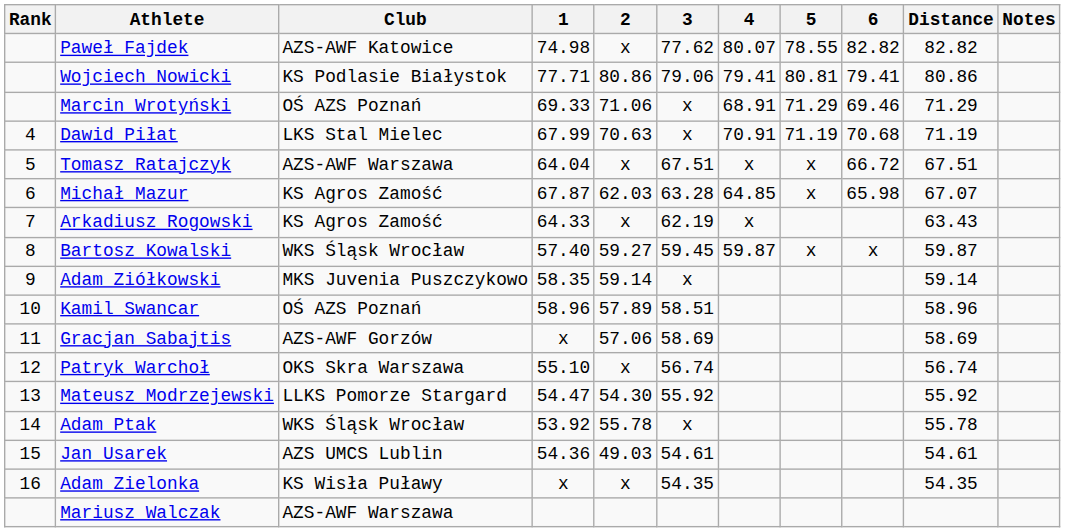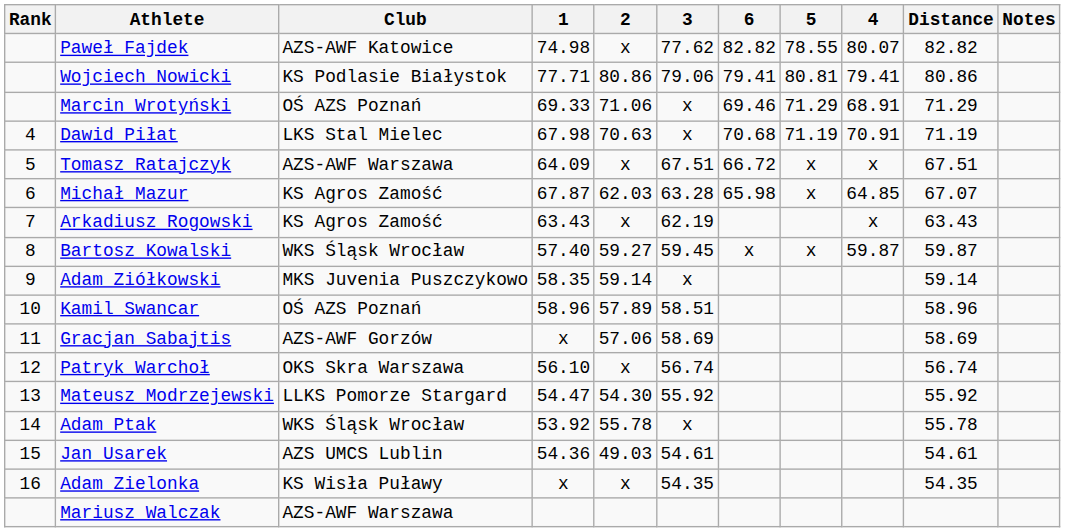columns swapped: (749, 19) <-> (873, 19)
(563, 135) 67.99 -> (563, 135) 67.98
(563, 164) 64.04 -> (563, 164) 64.09
(563, 222) 64.33 -> (563, 222) 63.43
(563, 368) 55.10 -> (563, 368) 56.10
